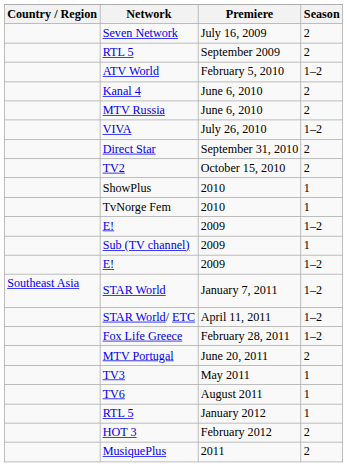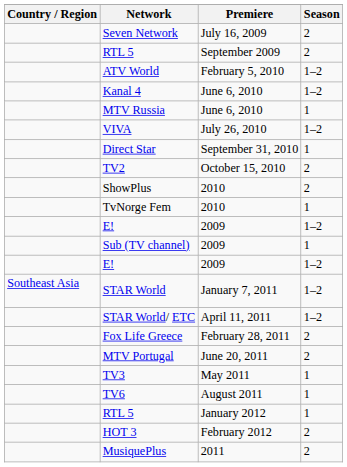(307, 91) 2 -> (313, 91) 1–2
(307, 110) 2 -> (307, 110) 1
(307, 149) 2 -> (307, 149) 1
(307, 187) 1 -> (307, 187) 2
(313, 336) 1–2 -> (307, 336) 2
